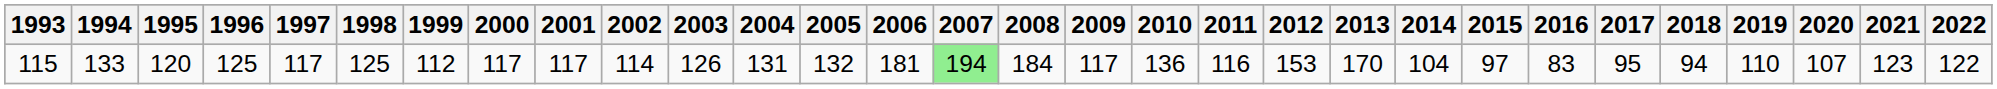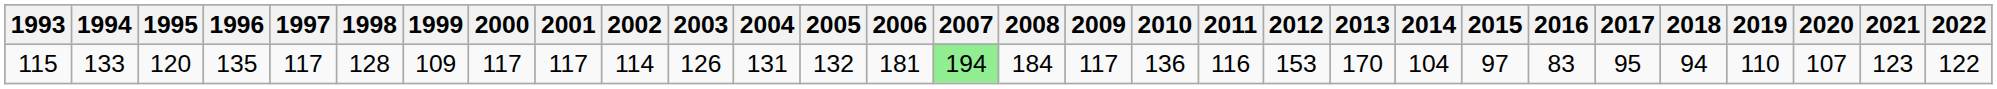(237, 64) 125 -> (237, 64) 135
(369, 64) 125 -> (369, 64) 128
(436, 64) 112 -> (436, 64) 109
